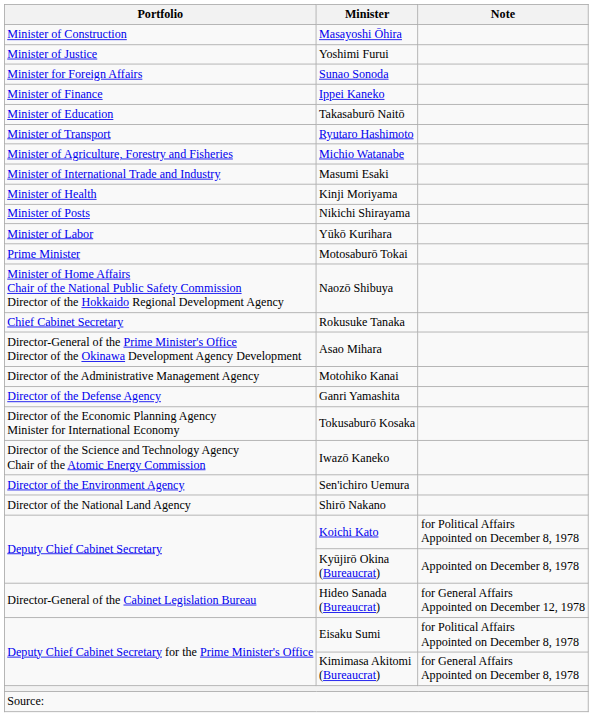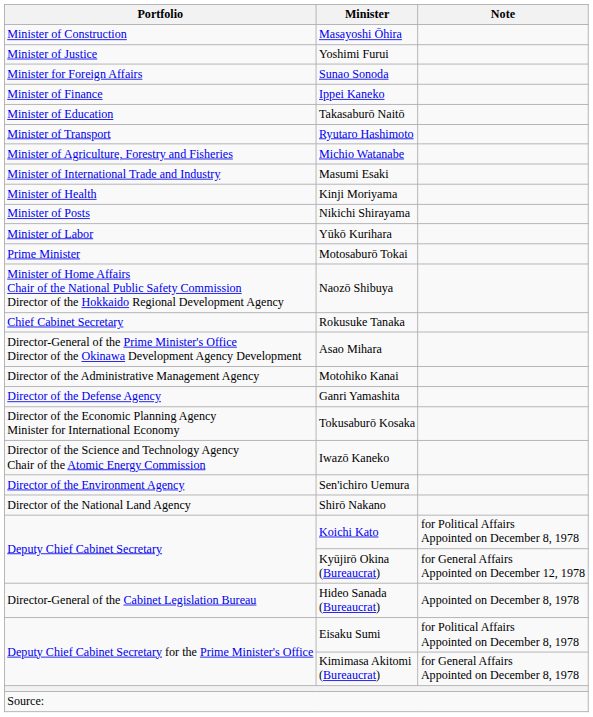(500, 566) Appointed on December 8, 1978 -> (503, 566) for General Affairs Appointed on December 12, 1978
(503, 600) for General Affairs Appointed on December 12, 1978 -> (500, 600) Appointed on December 8, 1978
